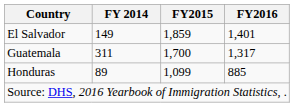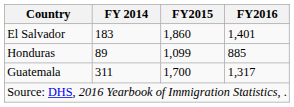(104, 33) 149 -> (104, 33) 183
(177, 33) 1,859 -> (177, 33) 1,860
rows swapped: (34, 53) <-> (31, 72)
